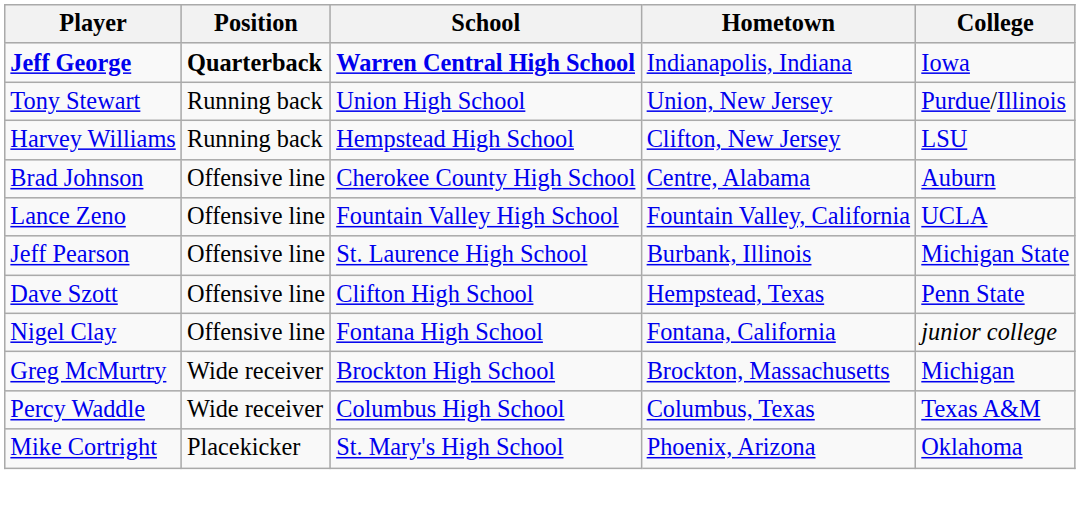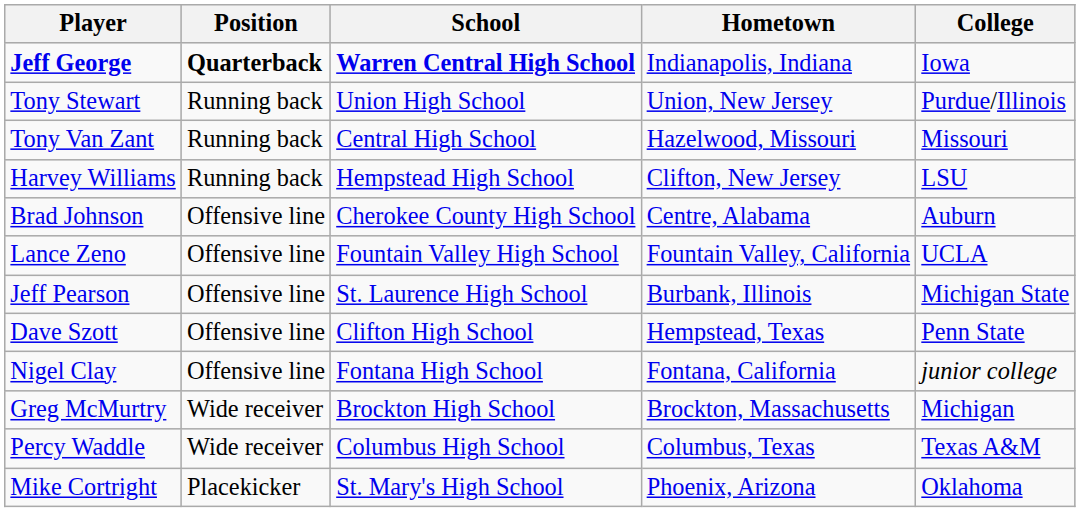+ row: (82, 139)
